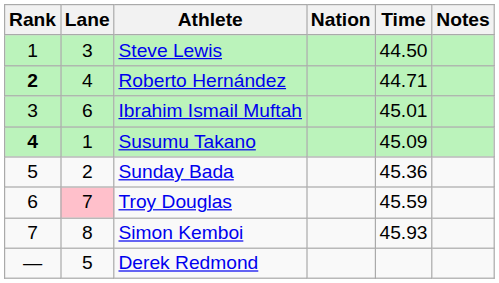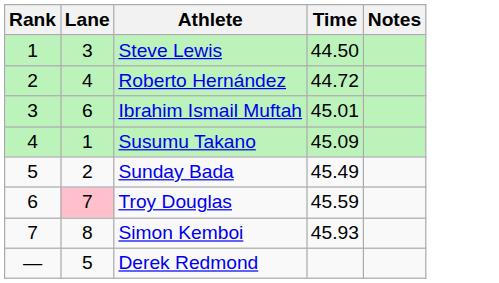- column: (341, 19)
(32, 80) bold -> (32, 80) normal
(403, 80) 44.71 -> (335, 80) 44.72
(32, 141) bold -> (32, 141) normal
(403, 171) 45.36 -> (335, 171) 45.49
